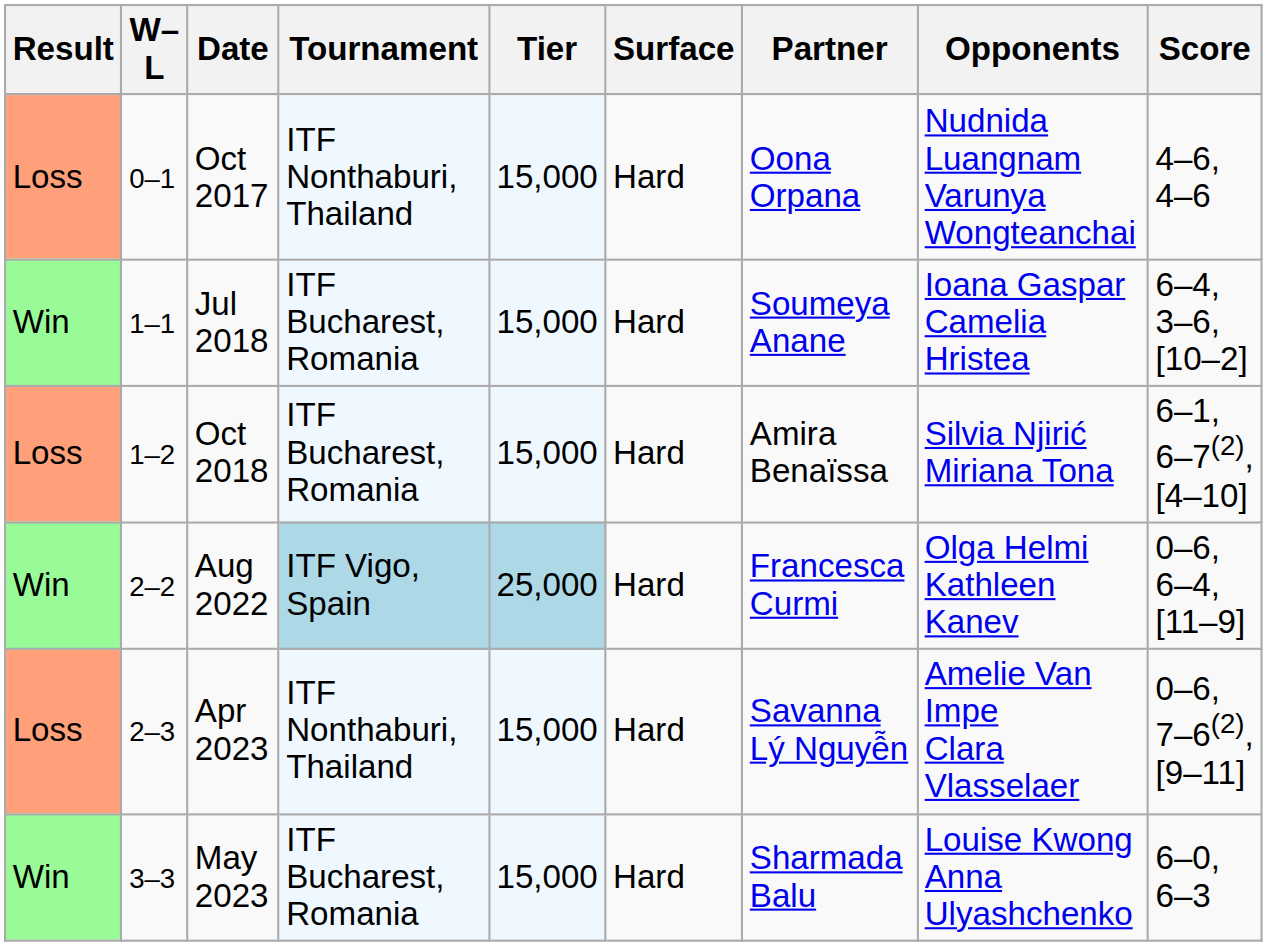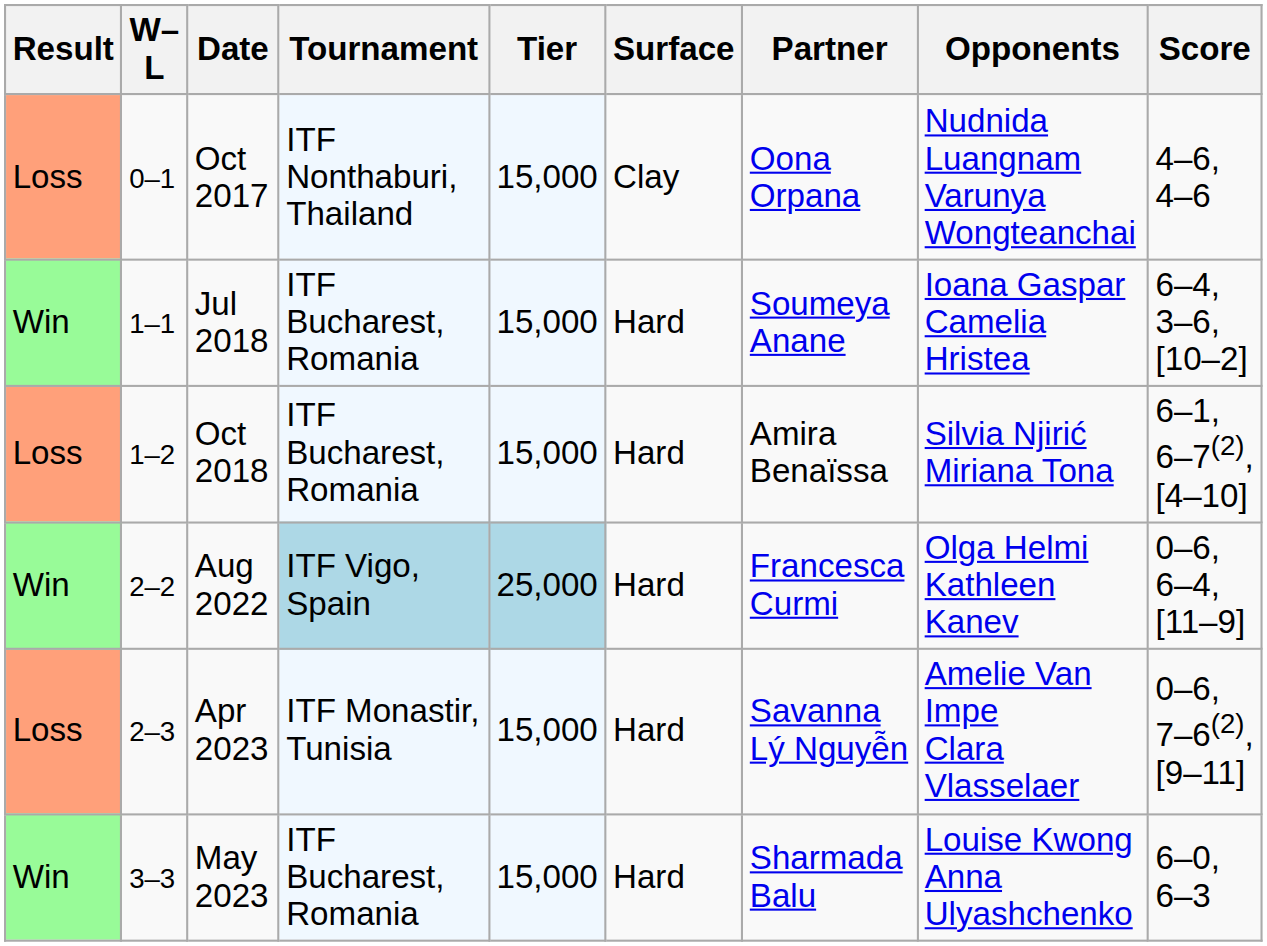(649, 176) Hard -> (646, 176) Clay
(372, 730) ITF Nonthaburi, Thailand -> (383, 730) ITF Monastir, Tunisia
